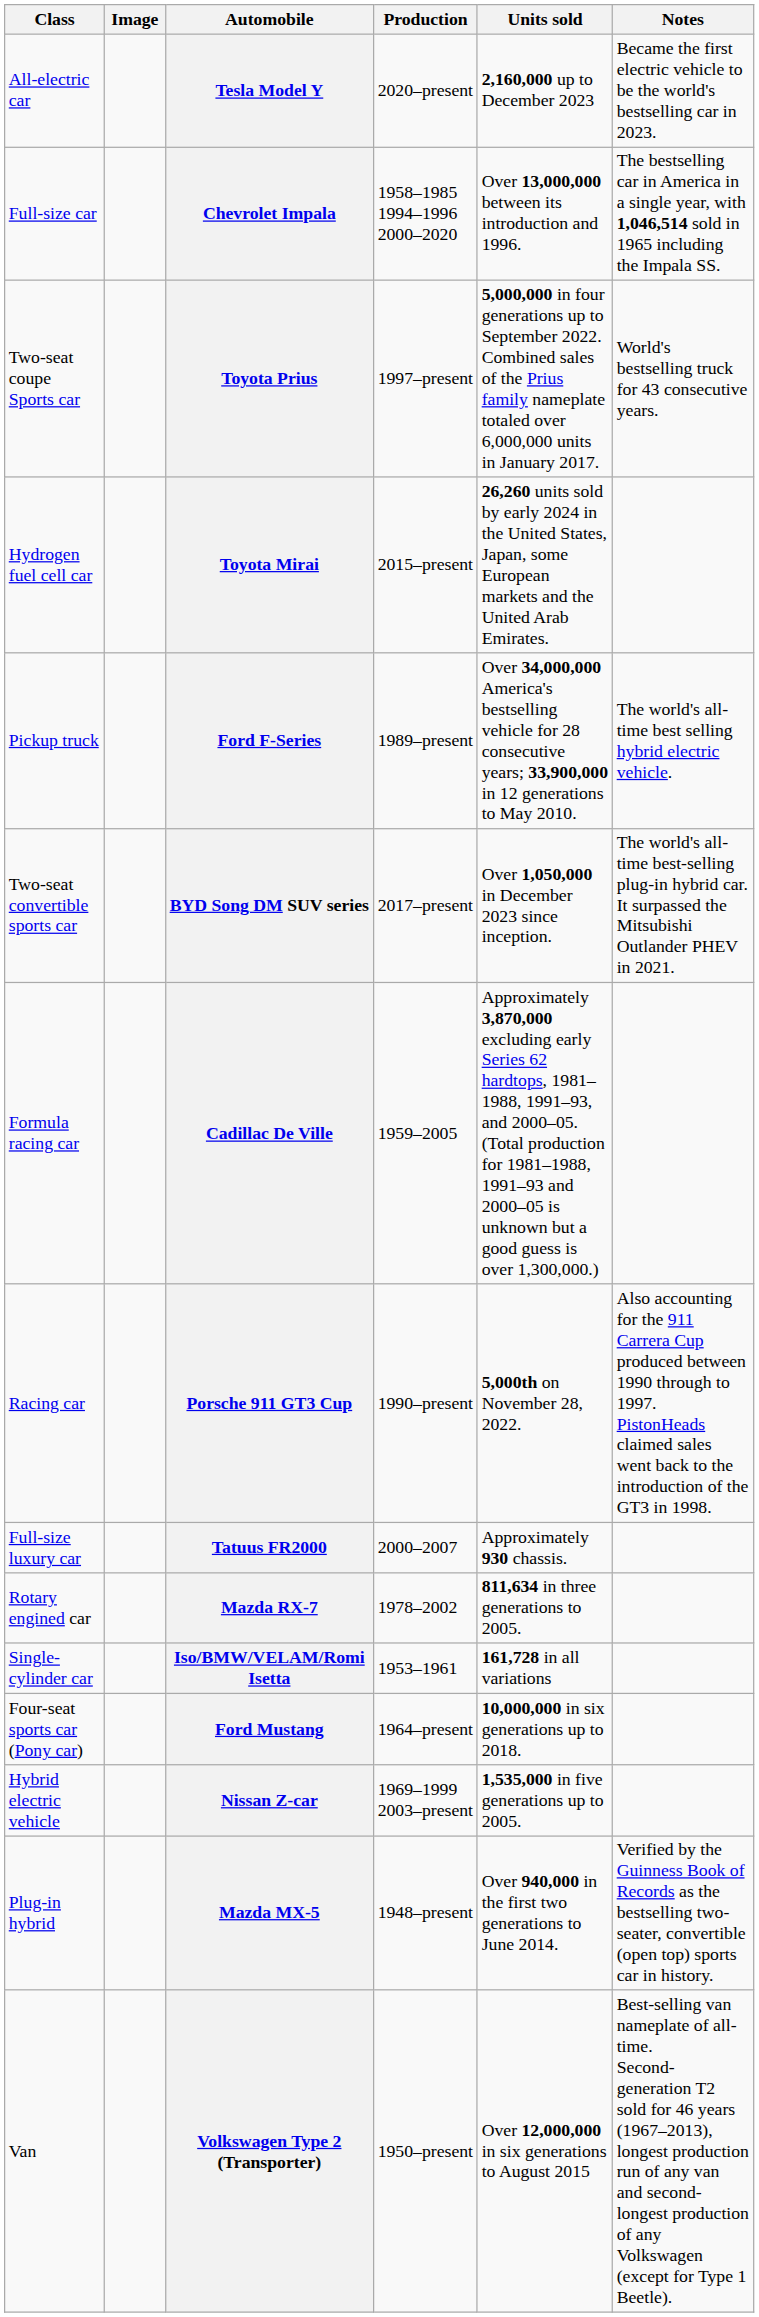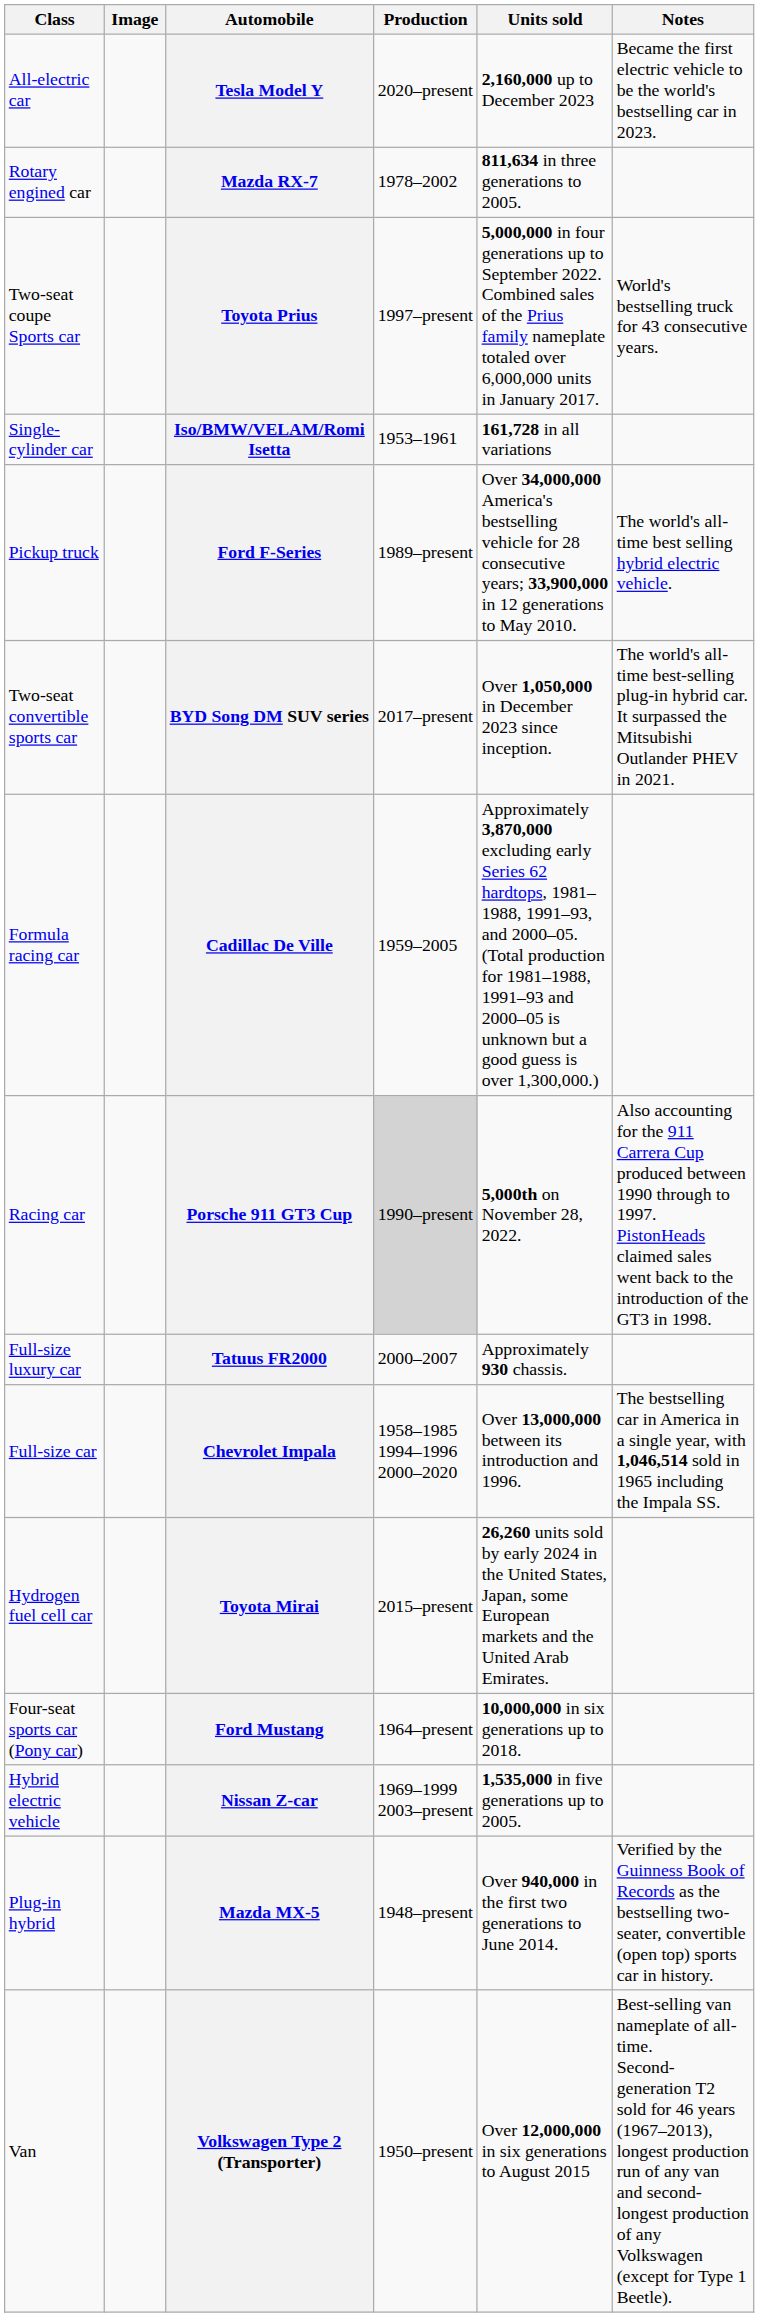rows swapped: (269, 213) <-> (269, 1608)
rows swapped: (269, 565) <-> (269, 1668)
(425, 1403) no background -> (425, 1215) lightgrey background
